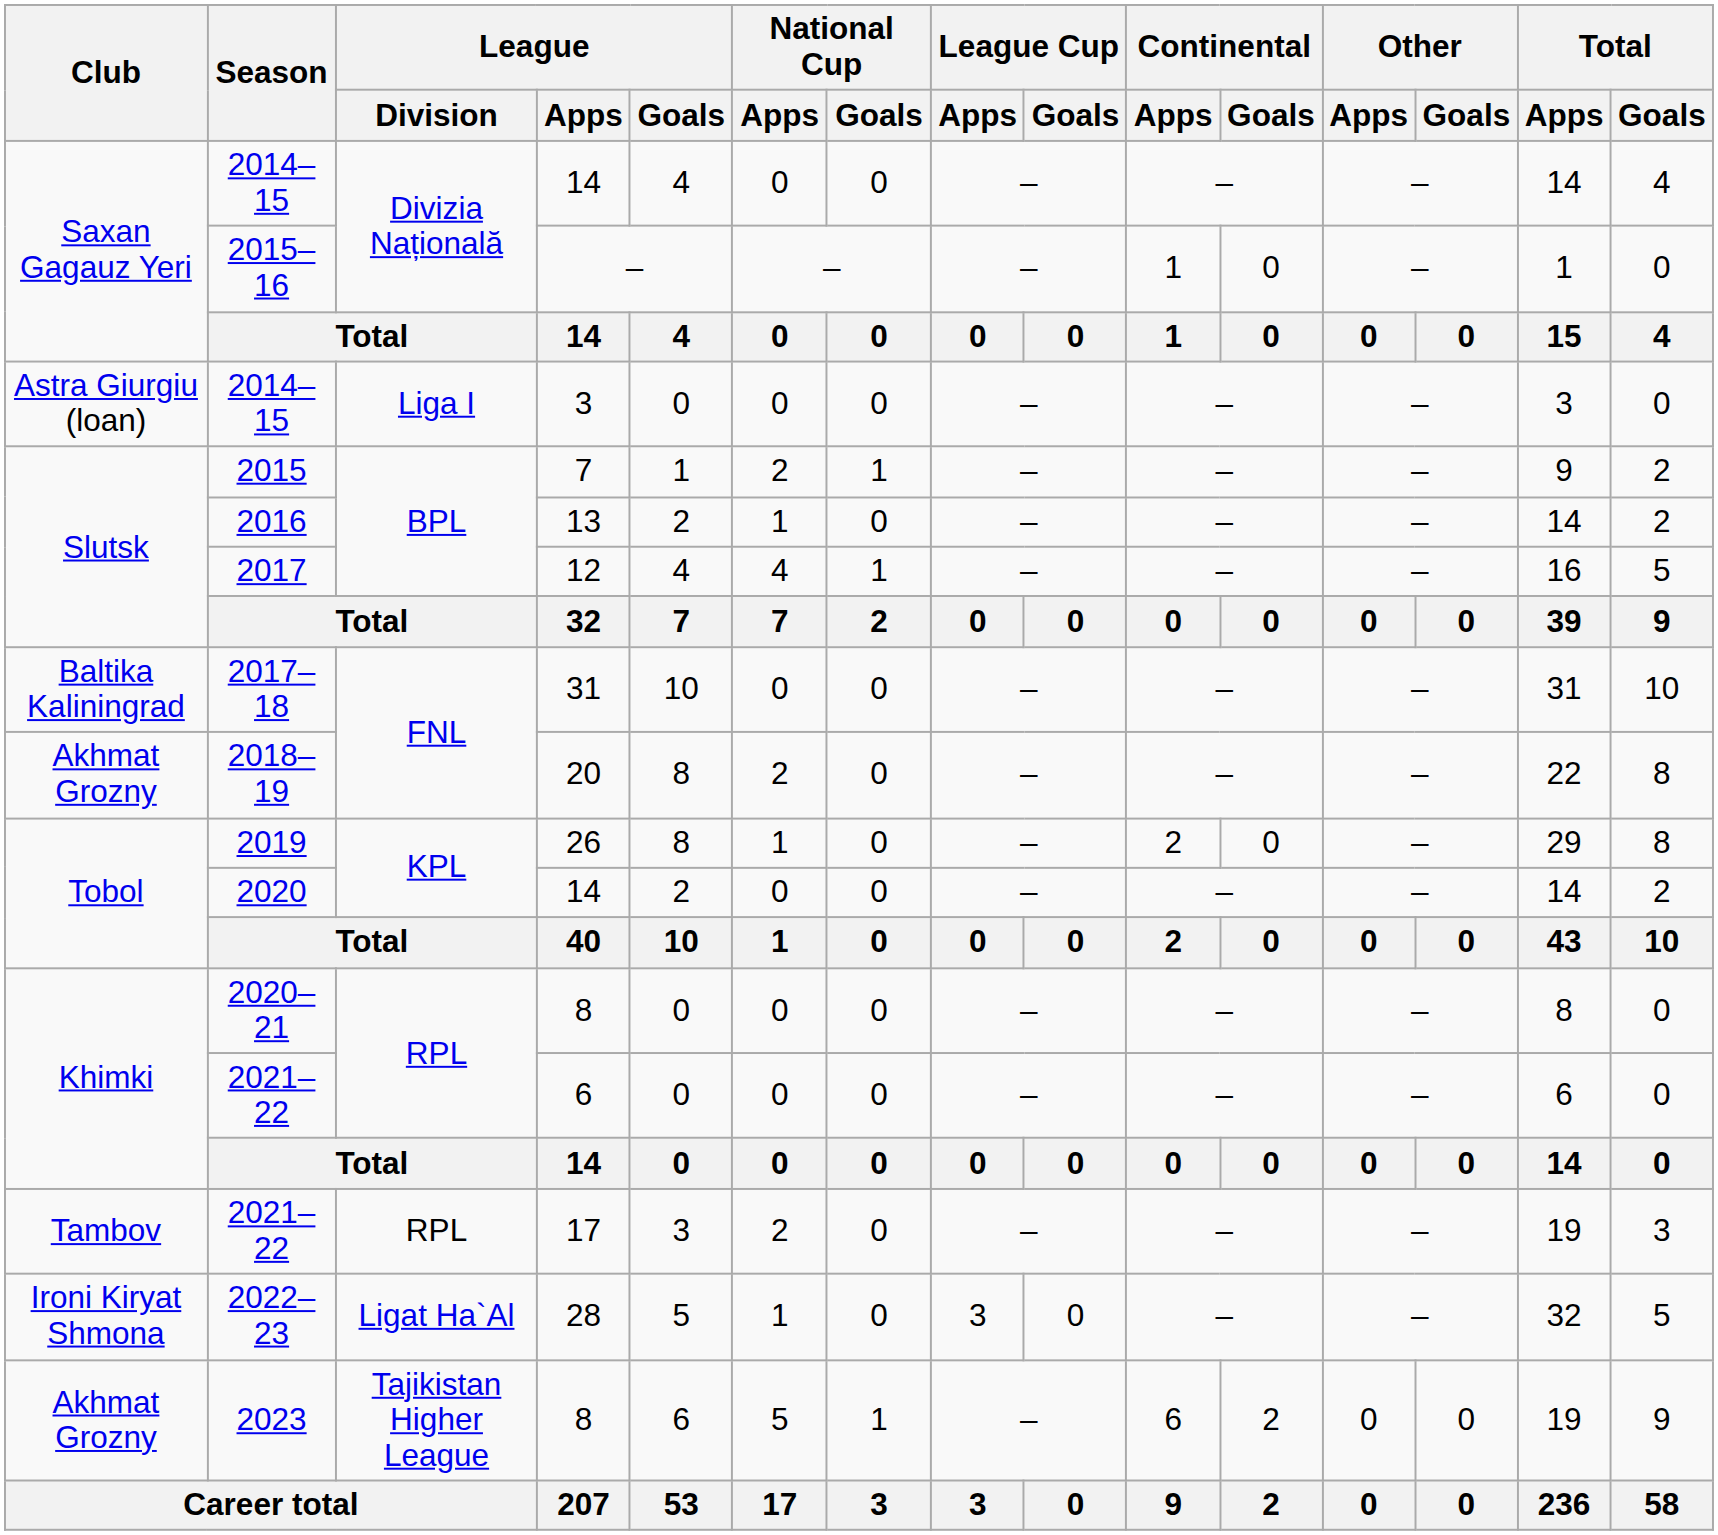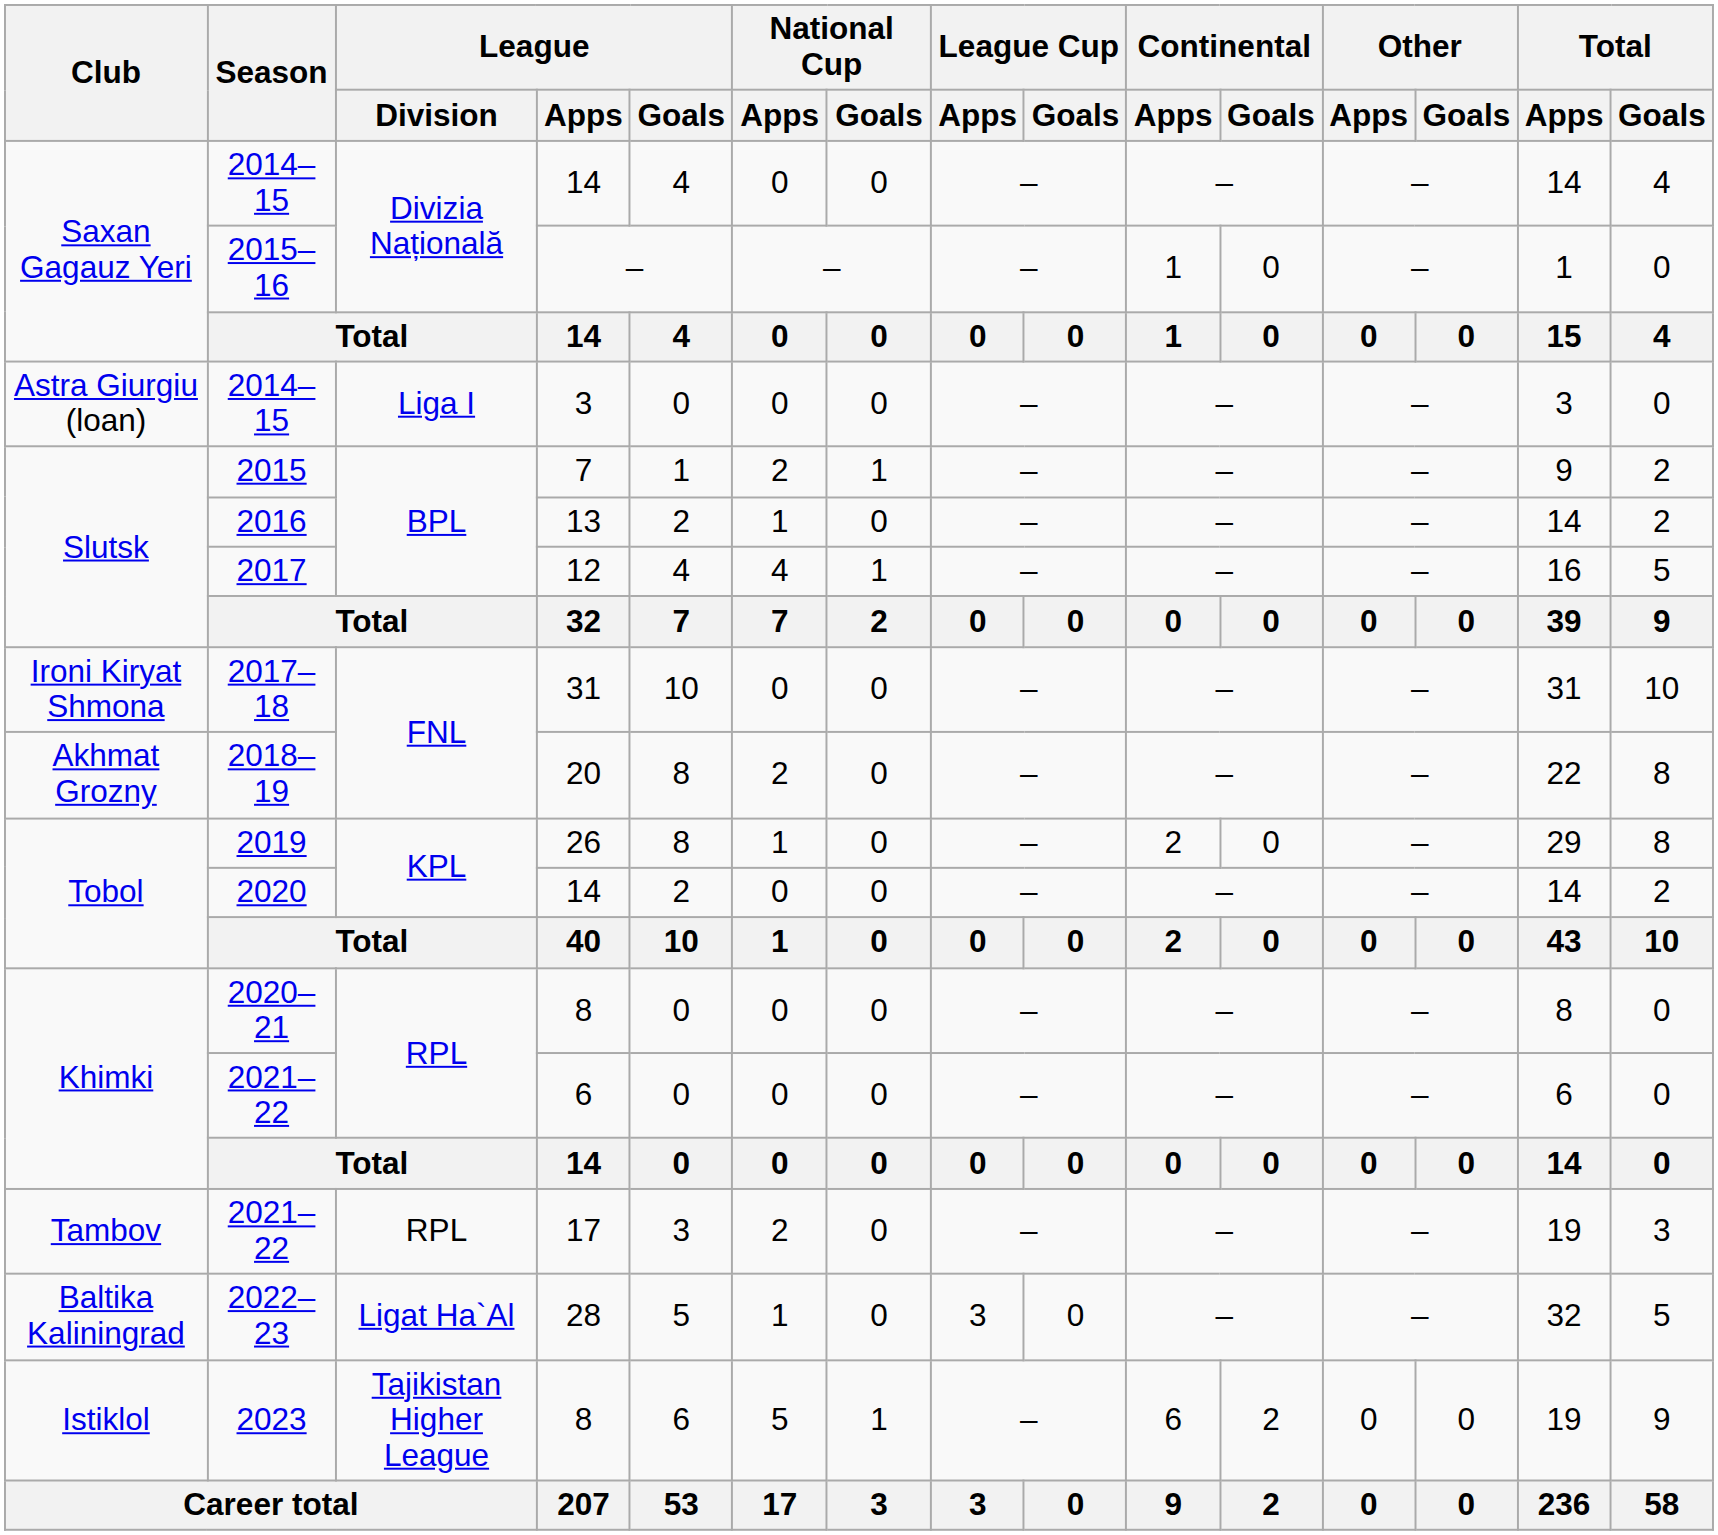(106, 688) Baltika Kaliningrad -> (106, 688) Ironi Kiryat Shmona
(106, 1316) Ironi Kiryat Shmona -> (106, 1316) Baltika Kaliningrad
(106, 1419) Akhmat Grozny -> (106, 1419) Istiklol
